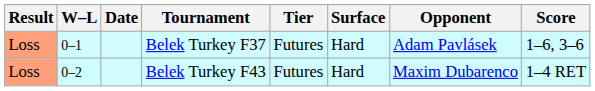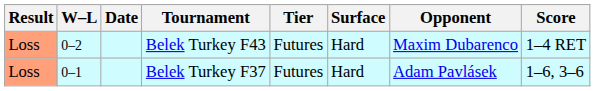rows swapped: (206, 44) <-> (206, 71)
